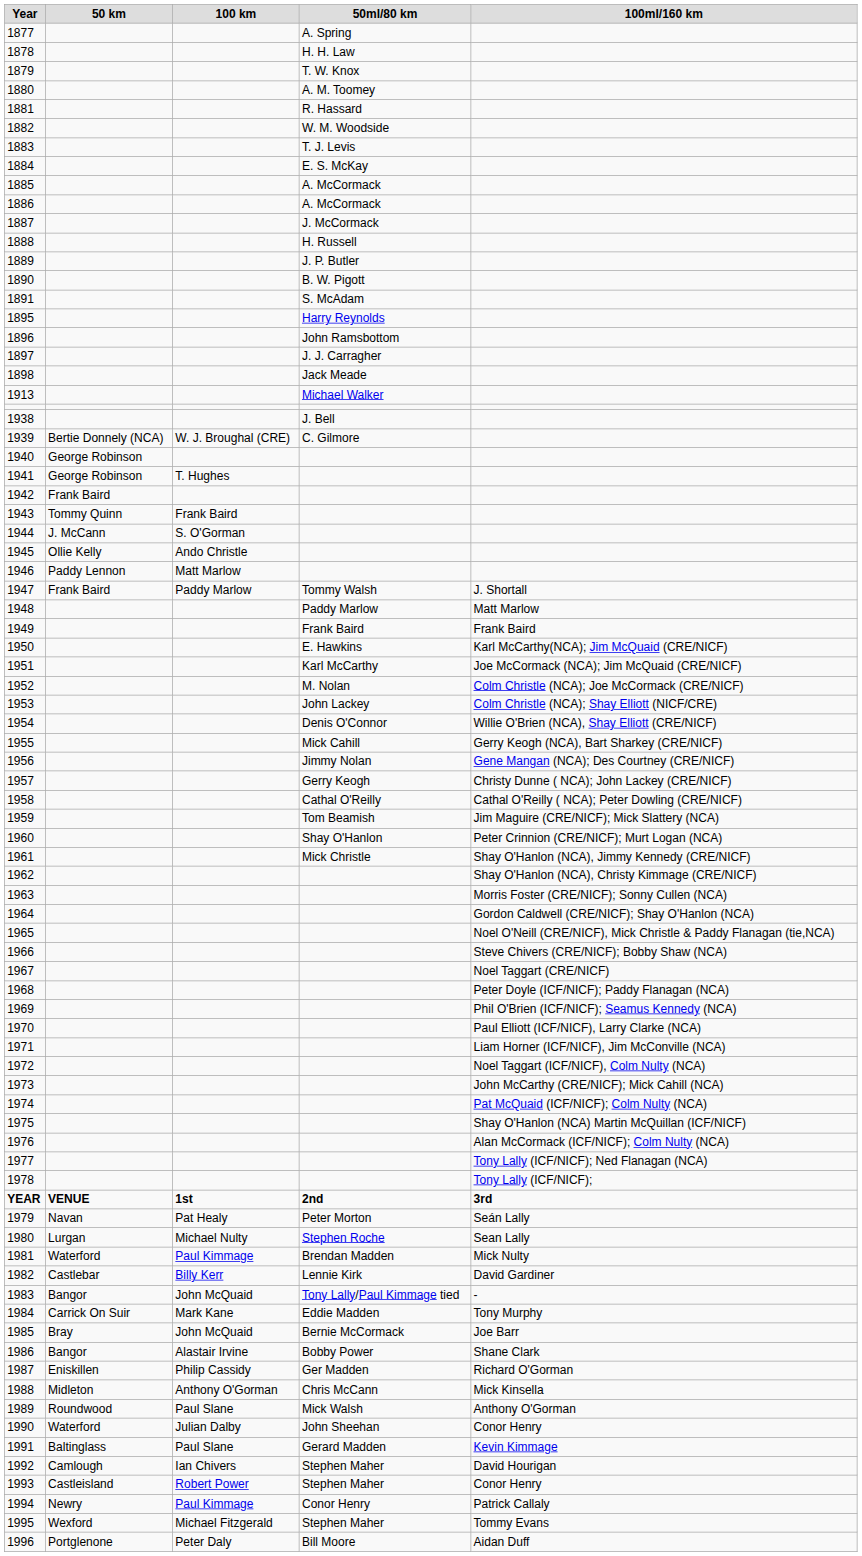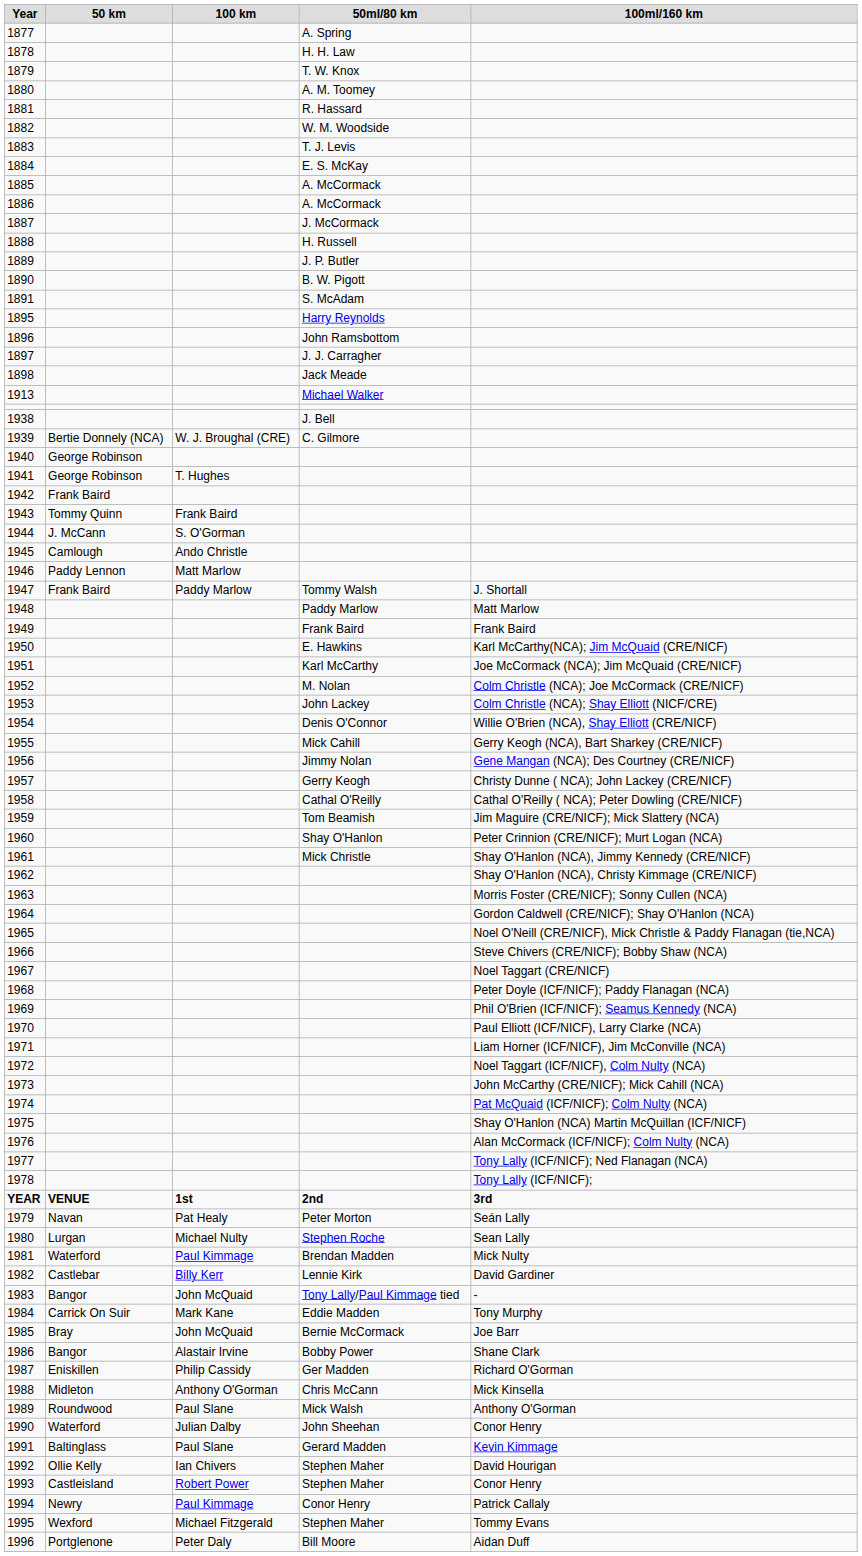(75, 552) Ollie Kelly -> (75, 552) Camlough
(75, 1465) Camlough -> (75, 1465) Ollie Kelly
